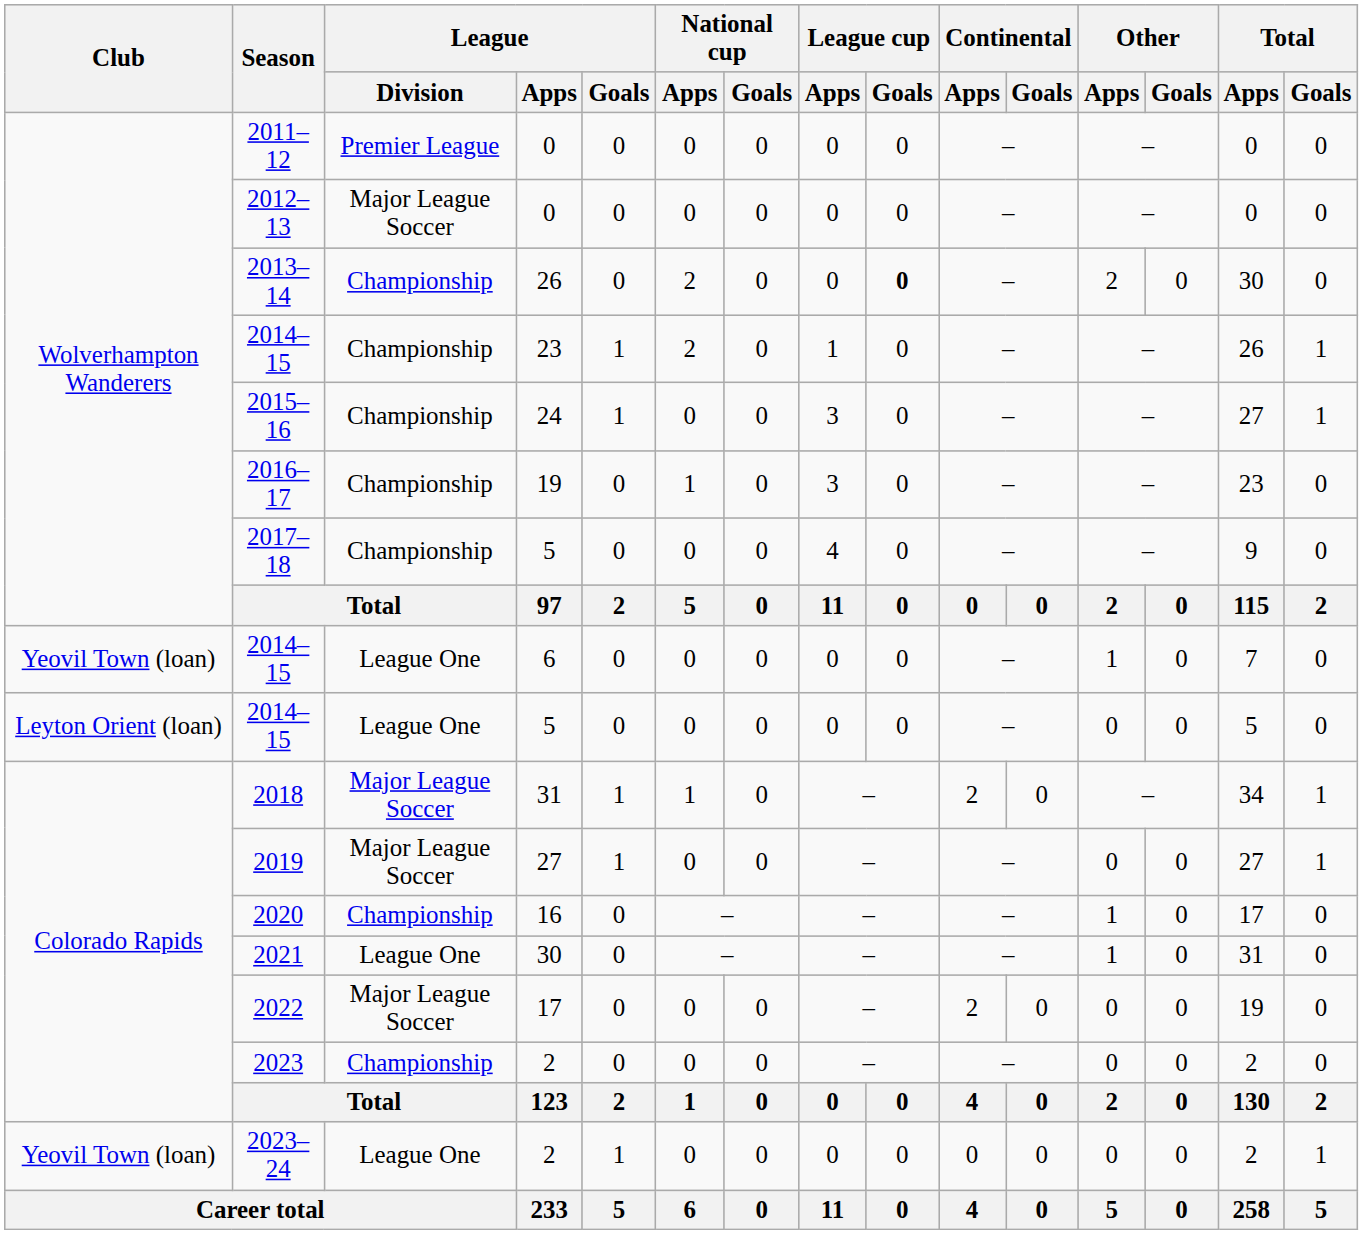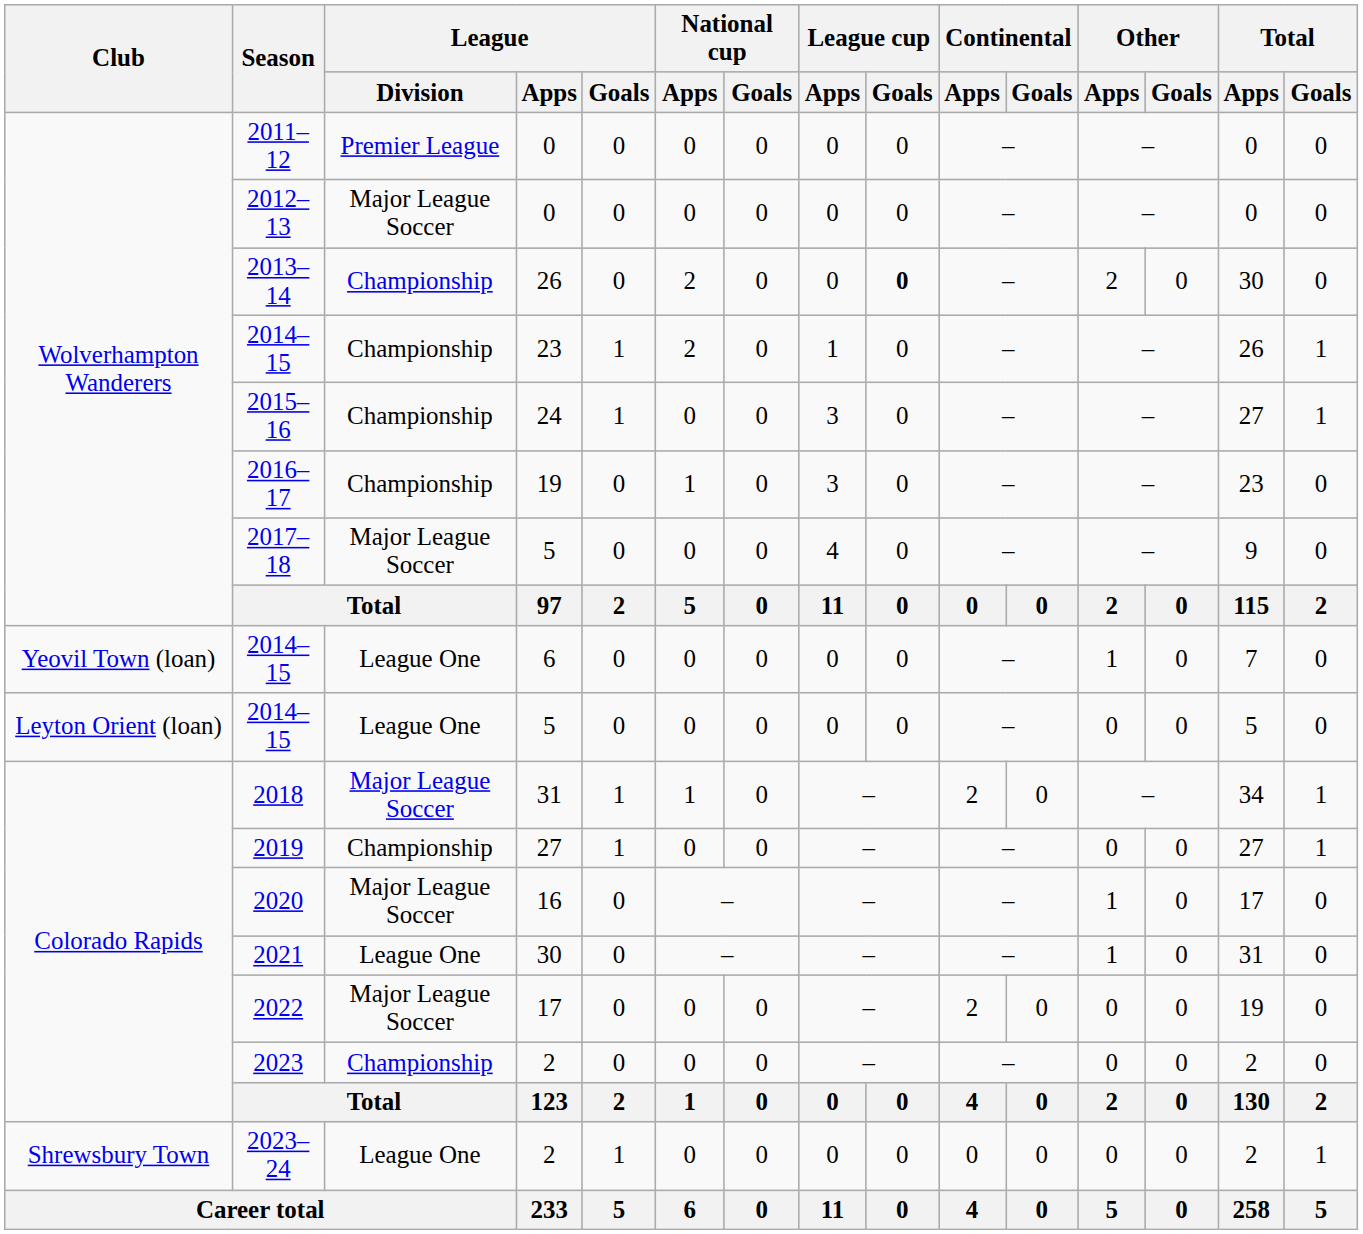(420, 551) Championship -> (420, 551) Major League Soccer
(420, 861) Major League Soccer -> (420, 847) Championship
(420, 915) Championship -> (420, 901) Major League Soccer
(118, 1155) Yeovil Town (loan) -> (118, 1155) Shrewsbury Town
